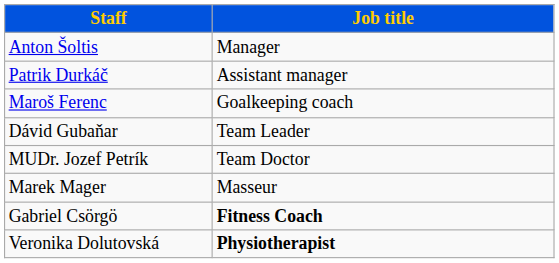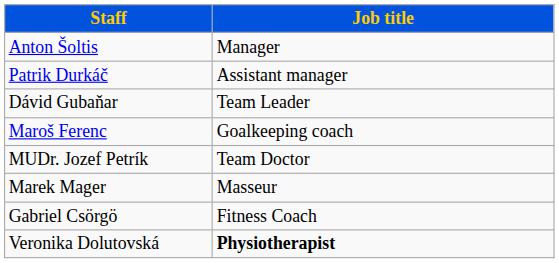rows swapped: (58, 103) <-> (63, 131)
(270, 215) bold -> (267, 215) normal
